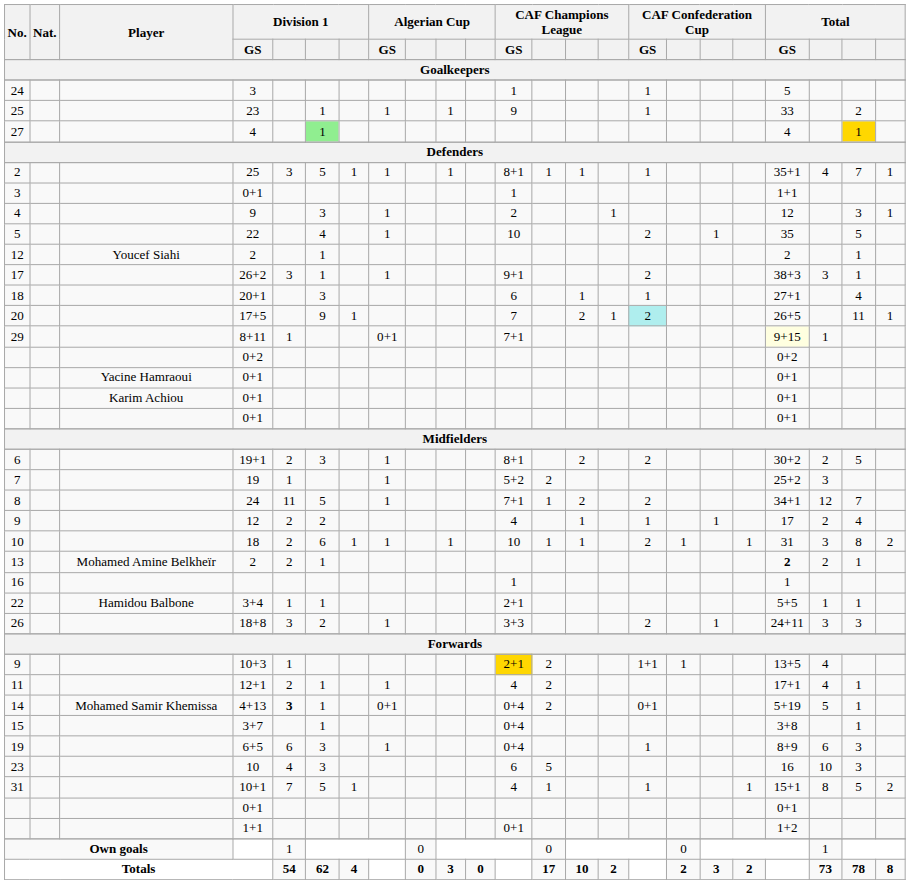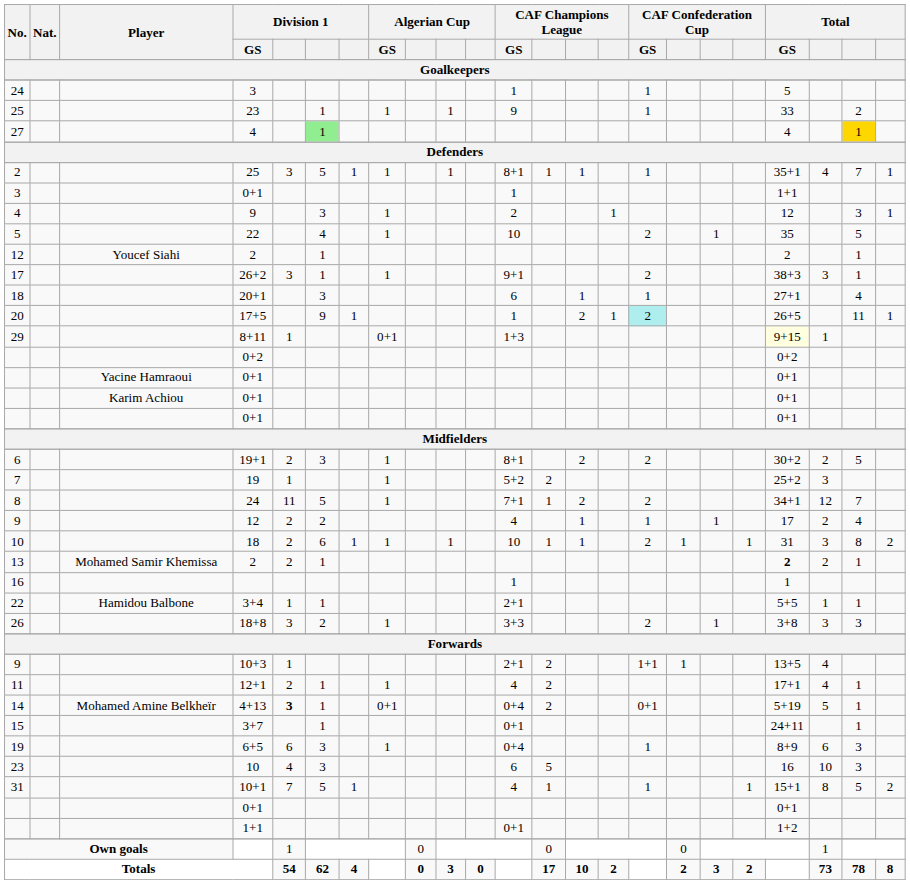(514, 316) 7 -> (514, 316) 1
(514, 336) 7+1 -> (514, 336) 1+3
(146, 562) Mohamed Amine Belkheïr -> (146, 562) Mohamed Samir Khemissa
(787, 623) 24+11 -> (787, 623) 3+8
(514, 664) gold background -> (514, 664) no background
(146, 705) Mohamed Samir Khemissa -> (146, 705) Mohamed Amine Belkheïr
(514, 726) 0+4 -> (514, 726) 0+1
(787, 726) 3+8 -> (787, 726) 24+11
